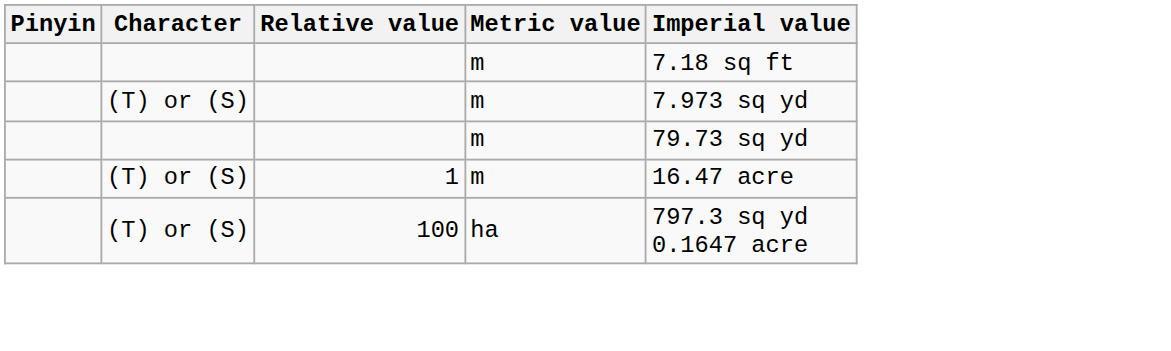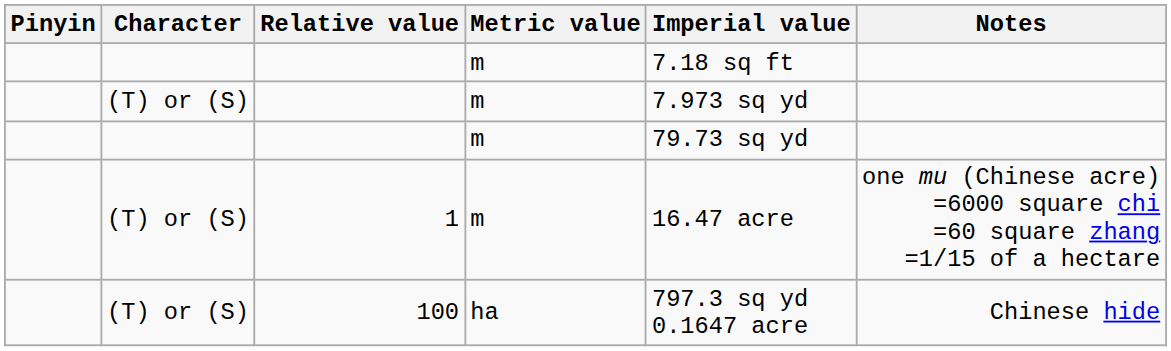+ column: (1011, 24)
